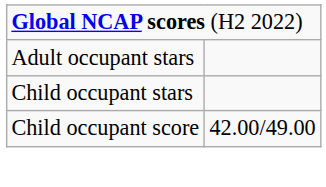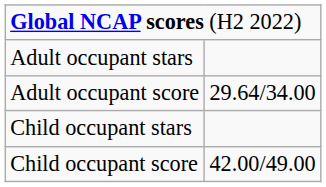+ row: (105, 92)
